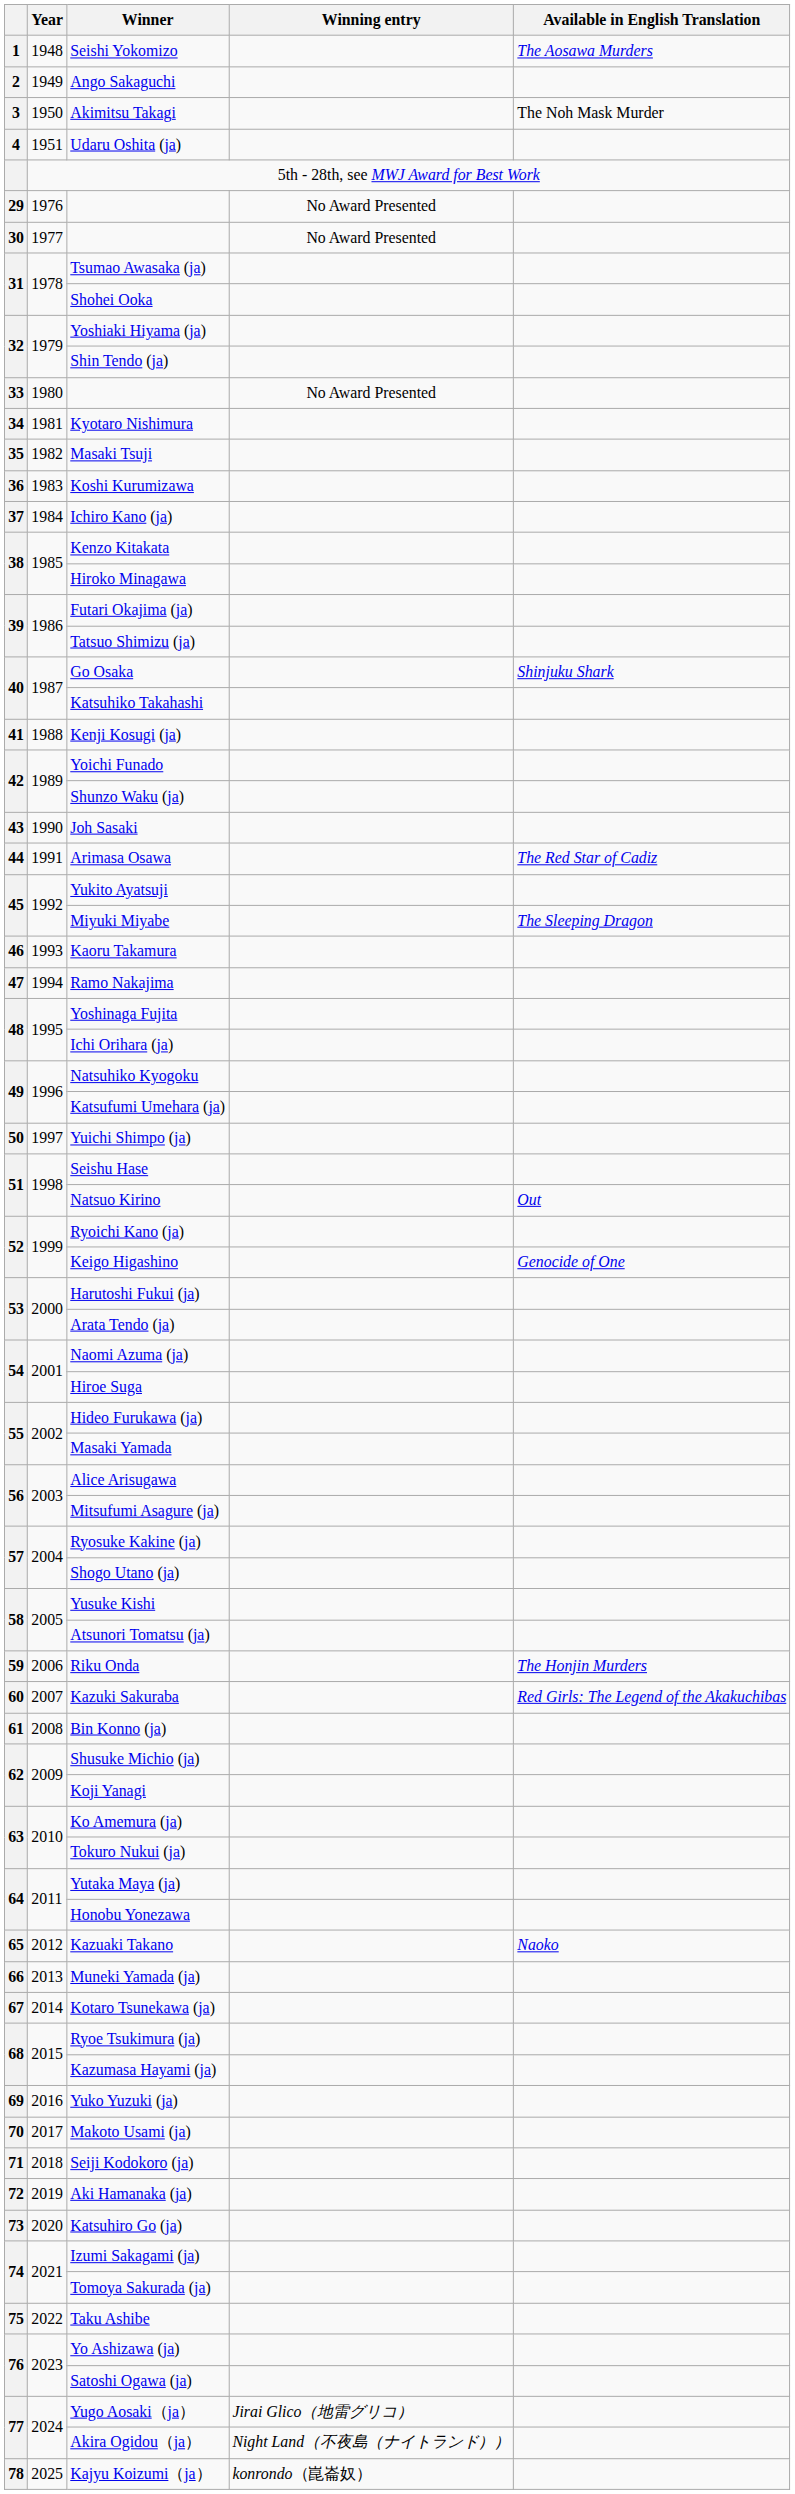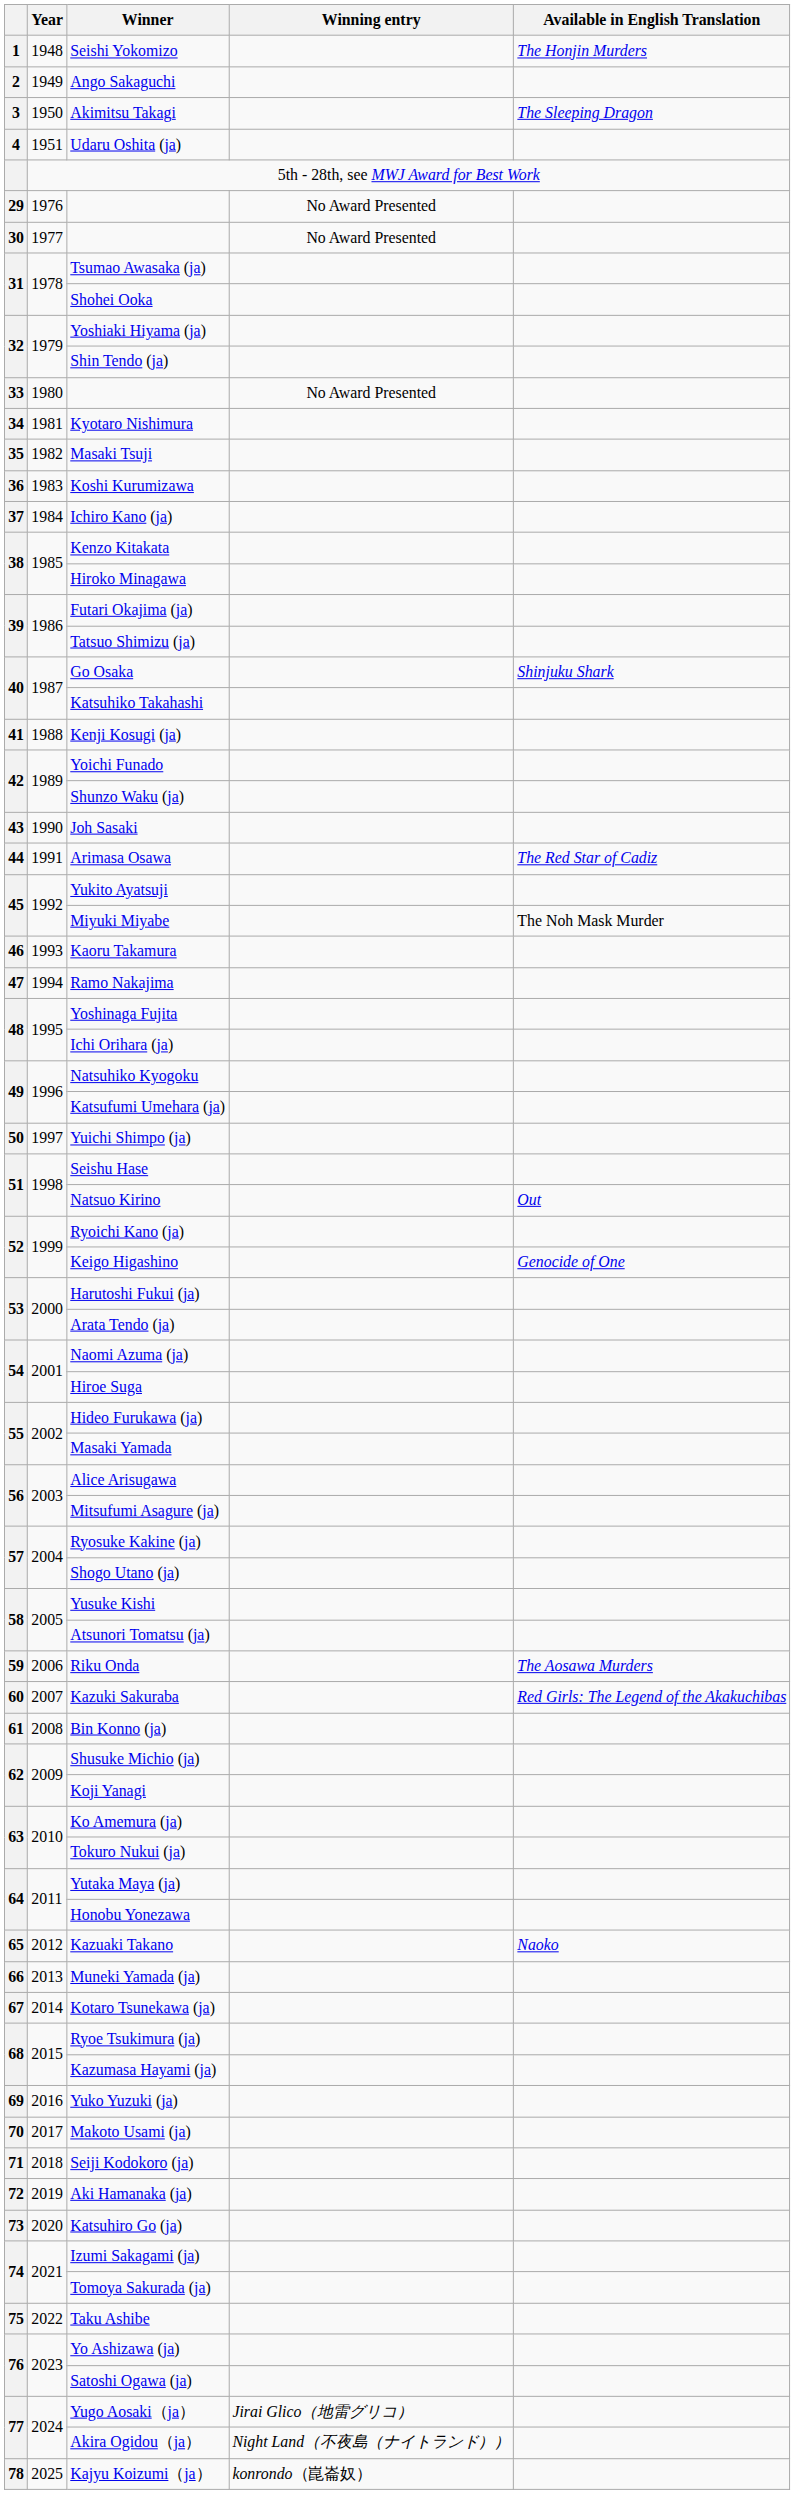(585, 51) The Aosawa Murders -> (582, 51) The Honjin Murders
(591, 113) The Noh Mask Murder -> (585, 113) The Sleeping Dragon
(585, 920) The Sleeping Dragon -> (591, 920) The Noh Mask Murder
(582, 1666) The Honjin Murders -> (585, 1666) The Aosawa Murders
